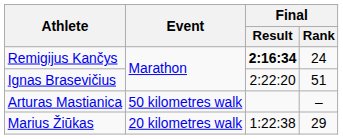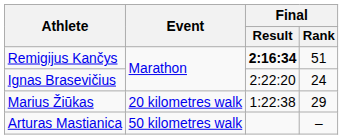(319, 58) 24 -> (319, 58) 51
(319, 80) 51 -> (319, 80) 24
rows swapped: (51, 124) <-> (65, 102)
